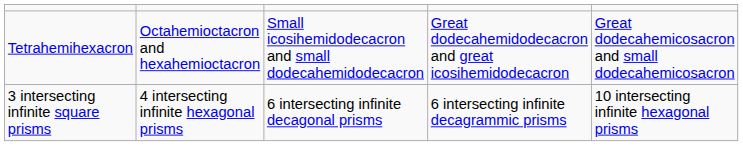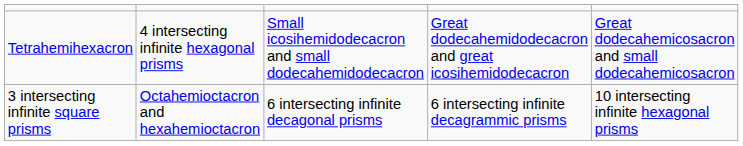(200, 47) Octahemioctacron and hexahemioctacron -> (197, 47) 4 intersecting infinite hexagonal prisms
(197, 112) 4 intersecting infinite hexagonal prisms -> (200, 112) Octahemioctacron and hexahemioctacron
